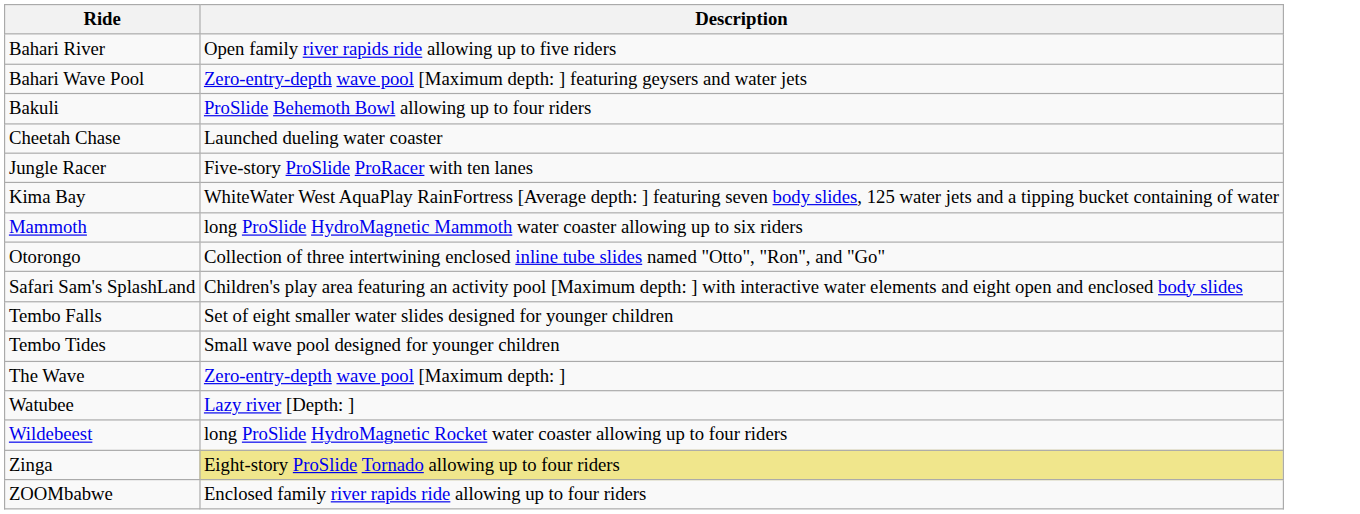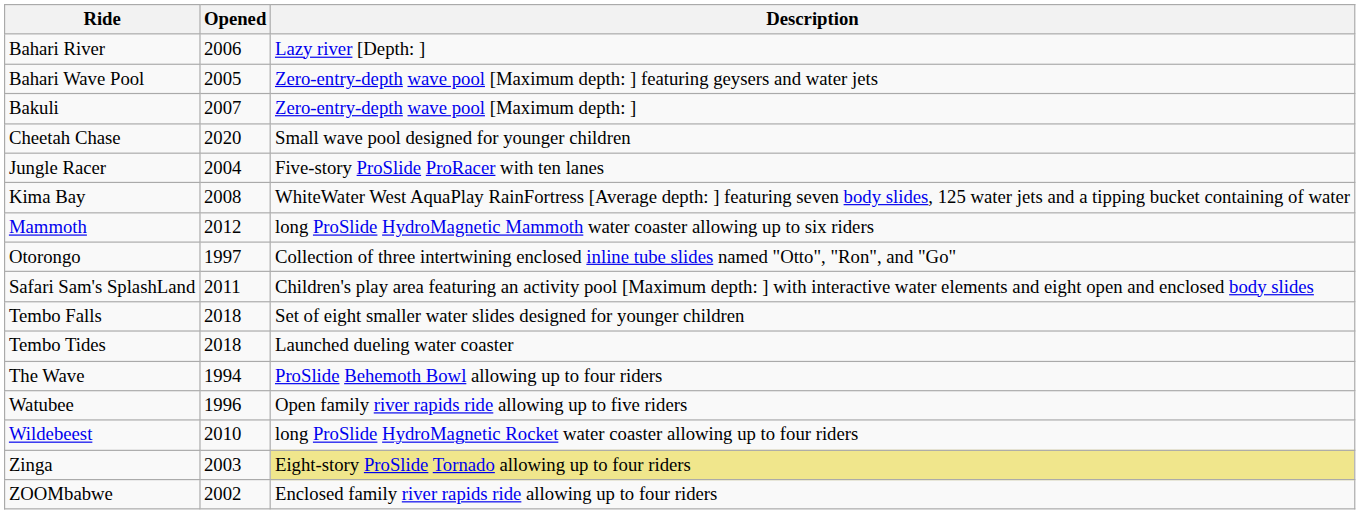+ column: (235, 19)
(410, 49) Open family river rapids ride allowing up to five riders -> (350, 49) Lazy river [Depth: ]
(398, 108) ProSlide Behemoth Bowl allowing up to four riders -> (456, 108) Zero-entry-depth wave pool [Maximum depth: ]
(323, 138) Launched dueling water coaster -> (453, 138) Small wave pool designed for younger children
(382, 345) Small wave pool designed for younger children -> (394, 345) Launched dueling water coaster
(385, 375) Zero-entry-depth wave pool [Maximum depth: ] -> (469, 375) ProSlide Behemoth Bowl allowing up to four riders
(279, 405) Lazy river [Depth: ] -> (481, 405) Open family river rapids ride allowing up to five riders
